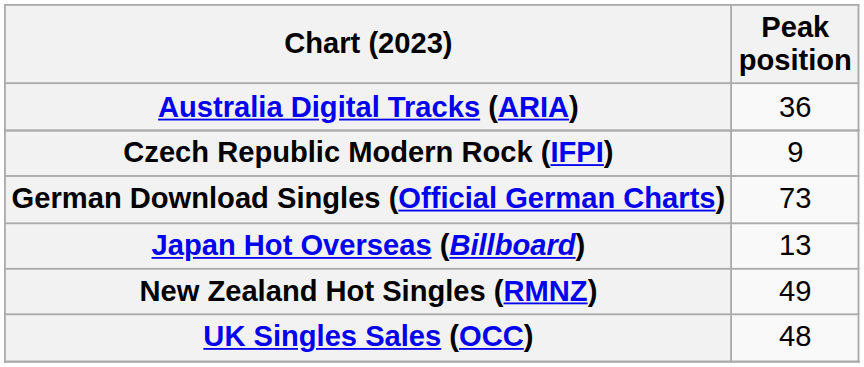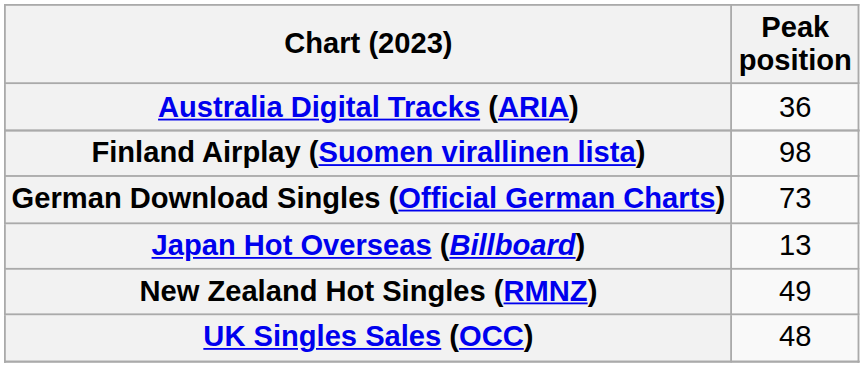- row: (368, 152)
+ row: (368, 152)
